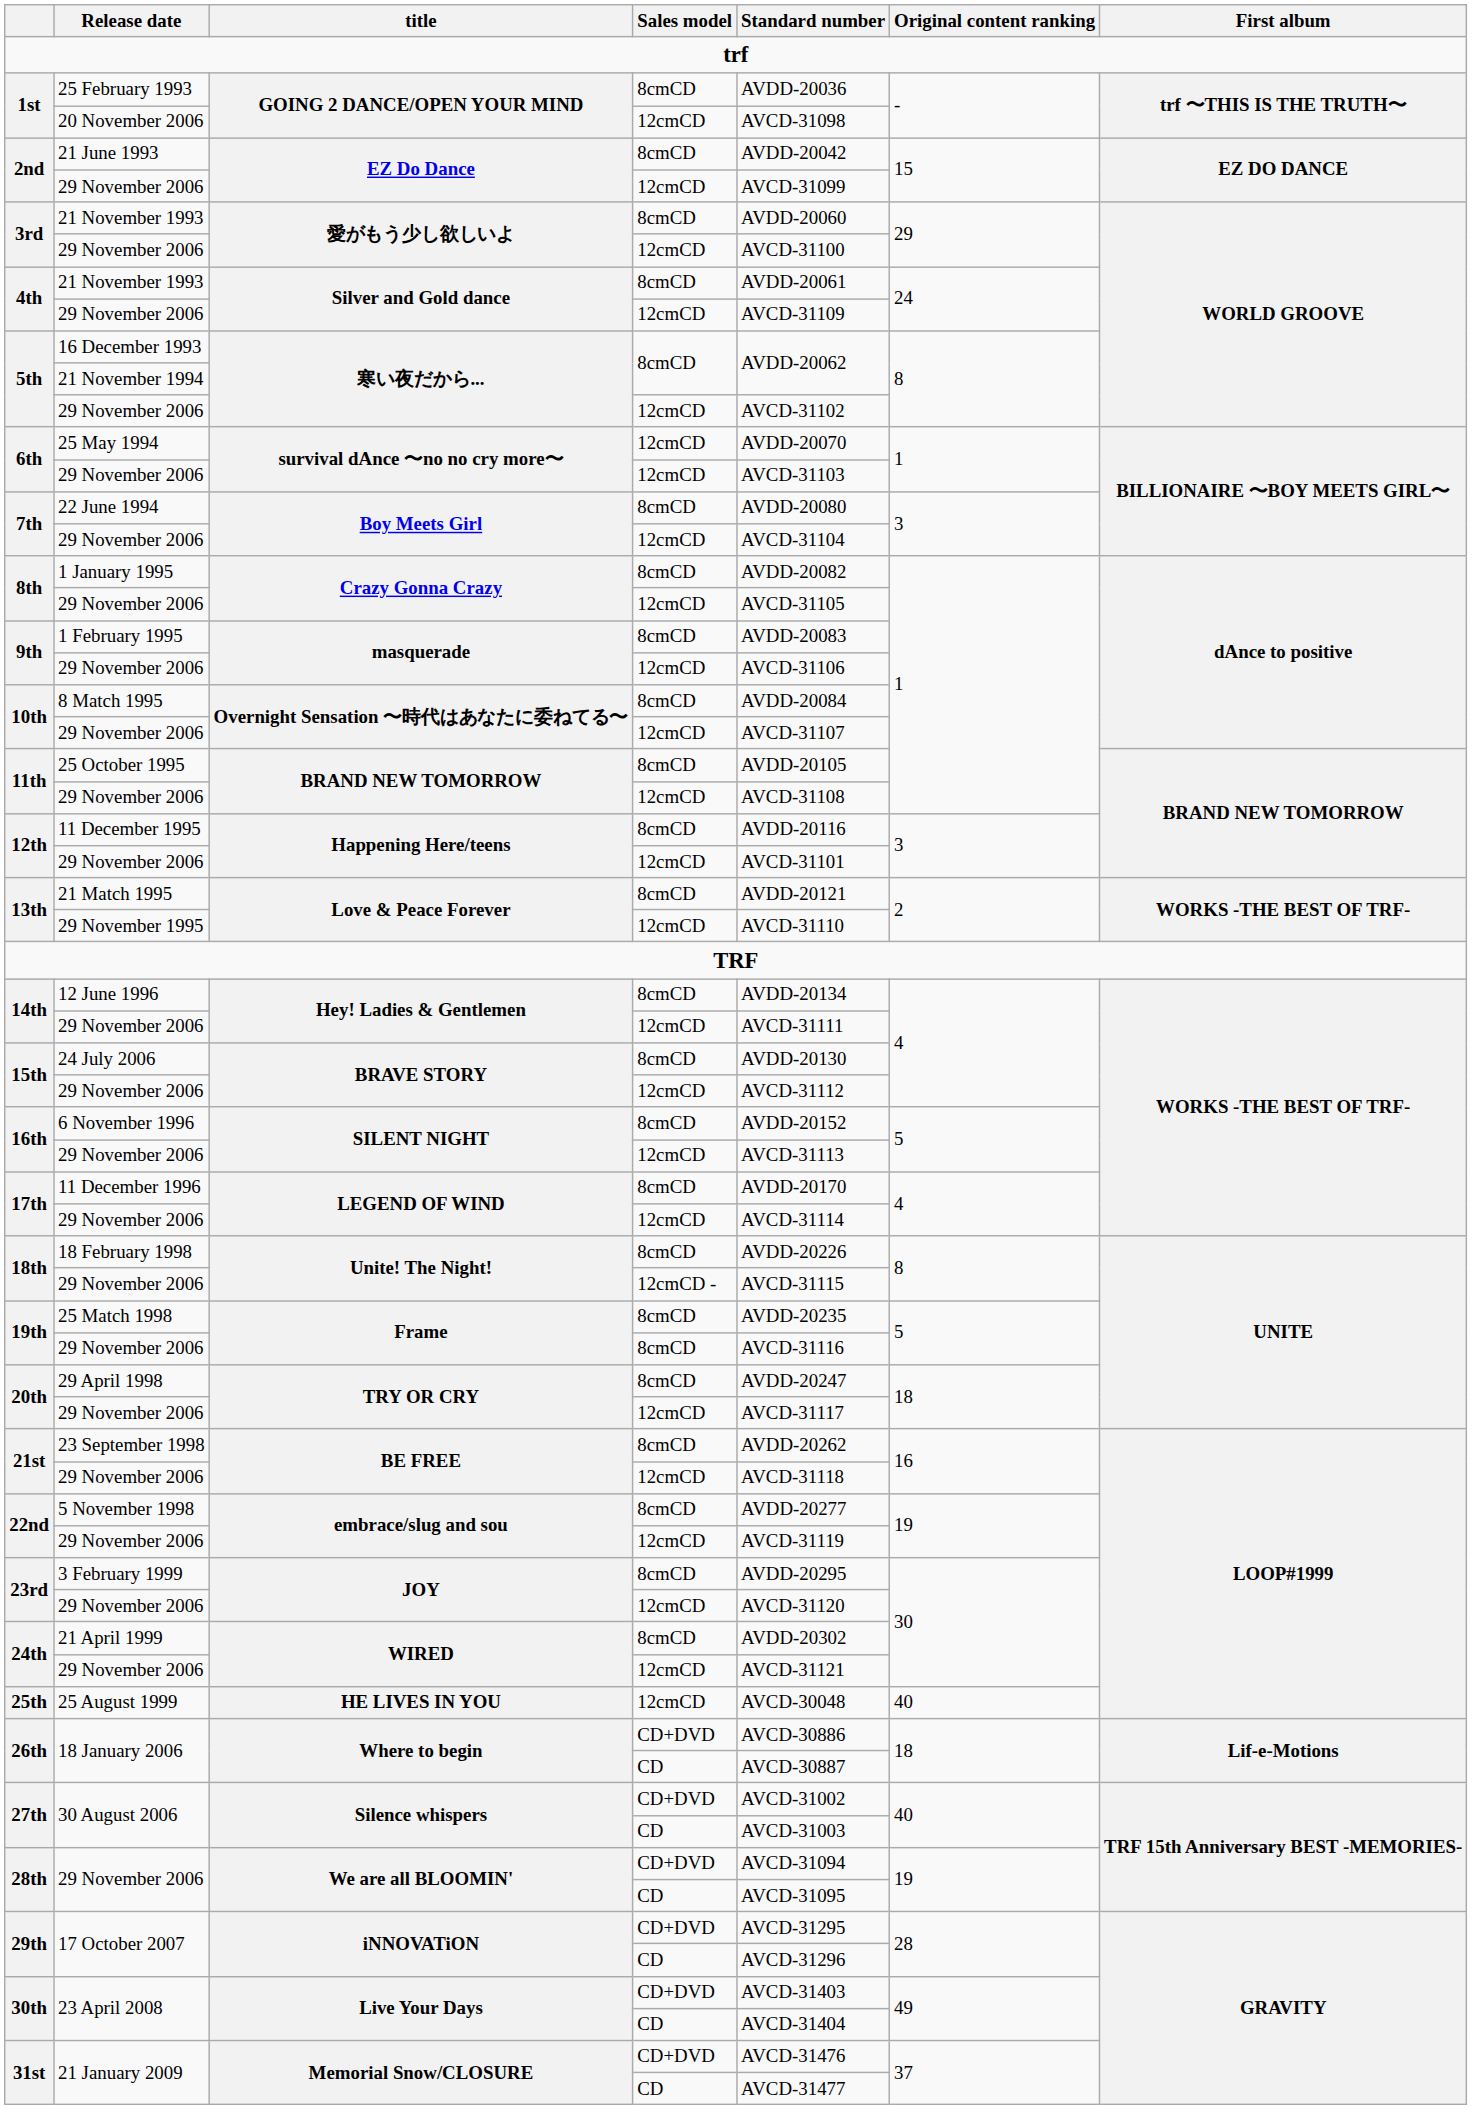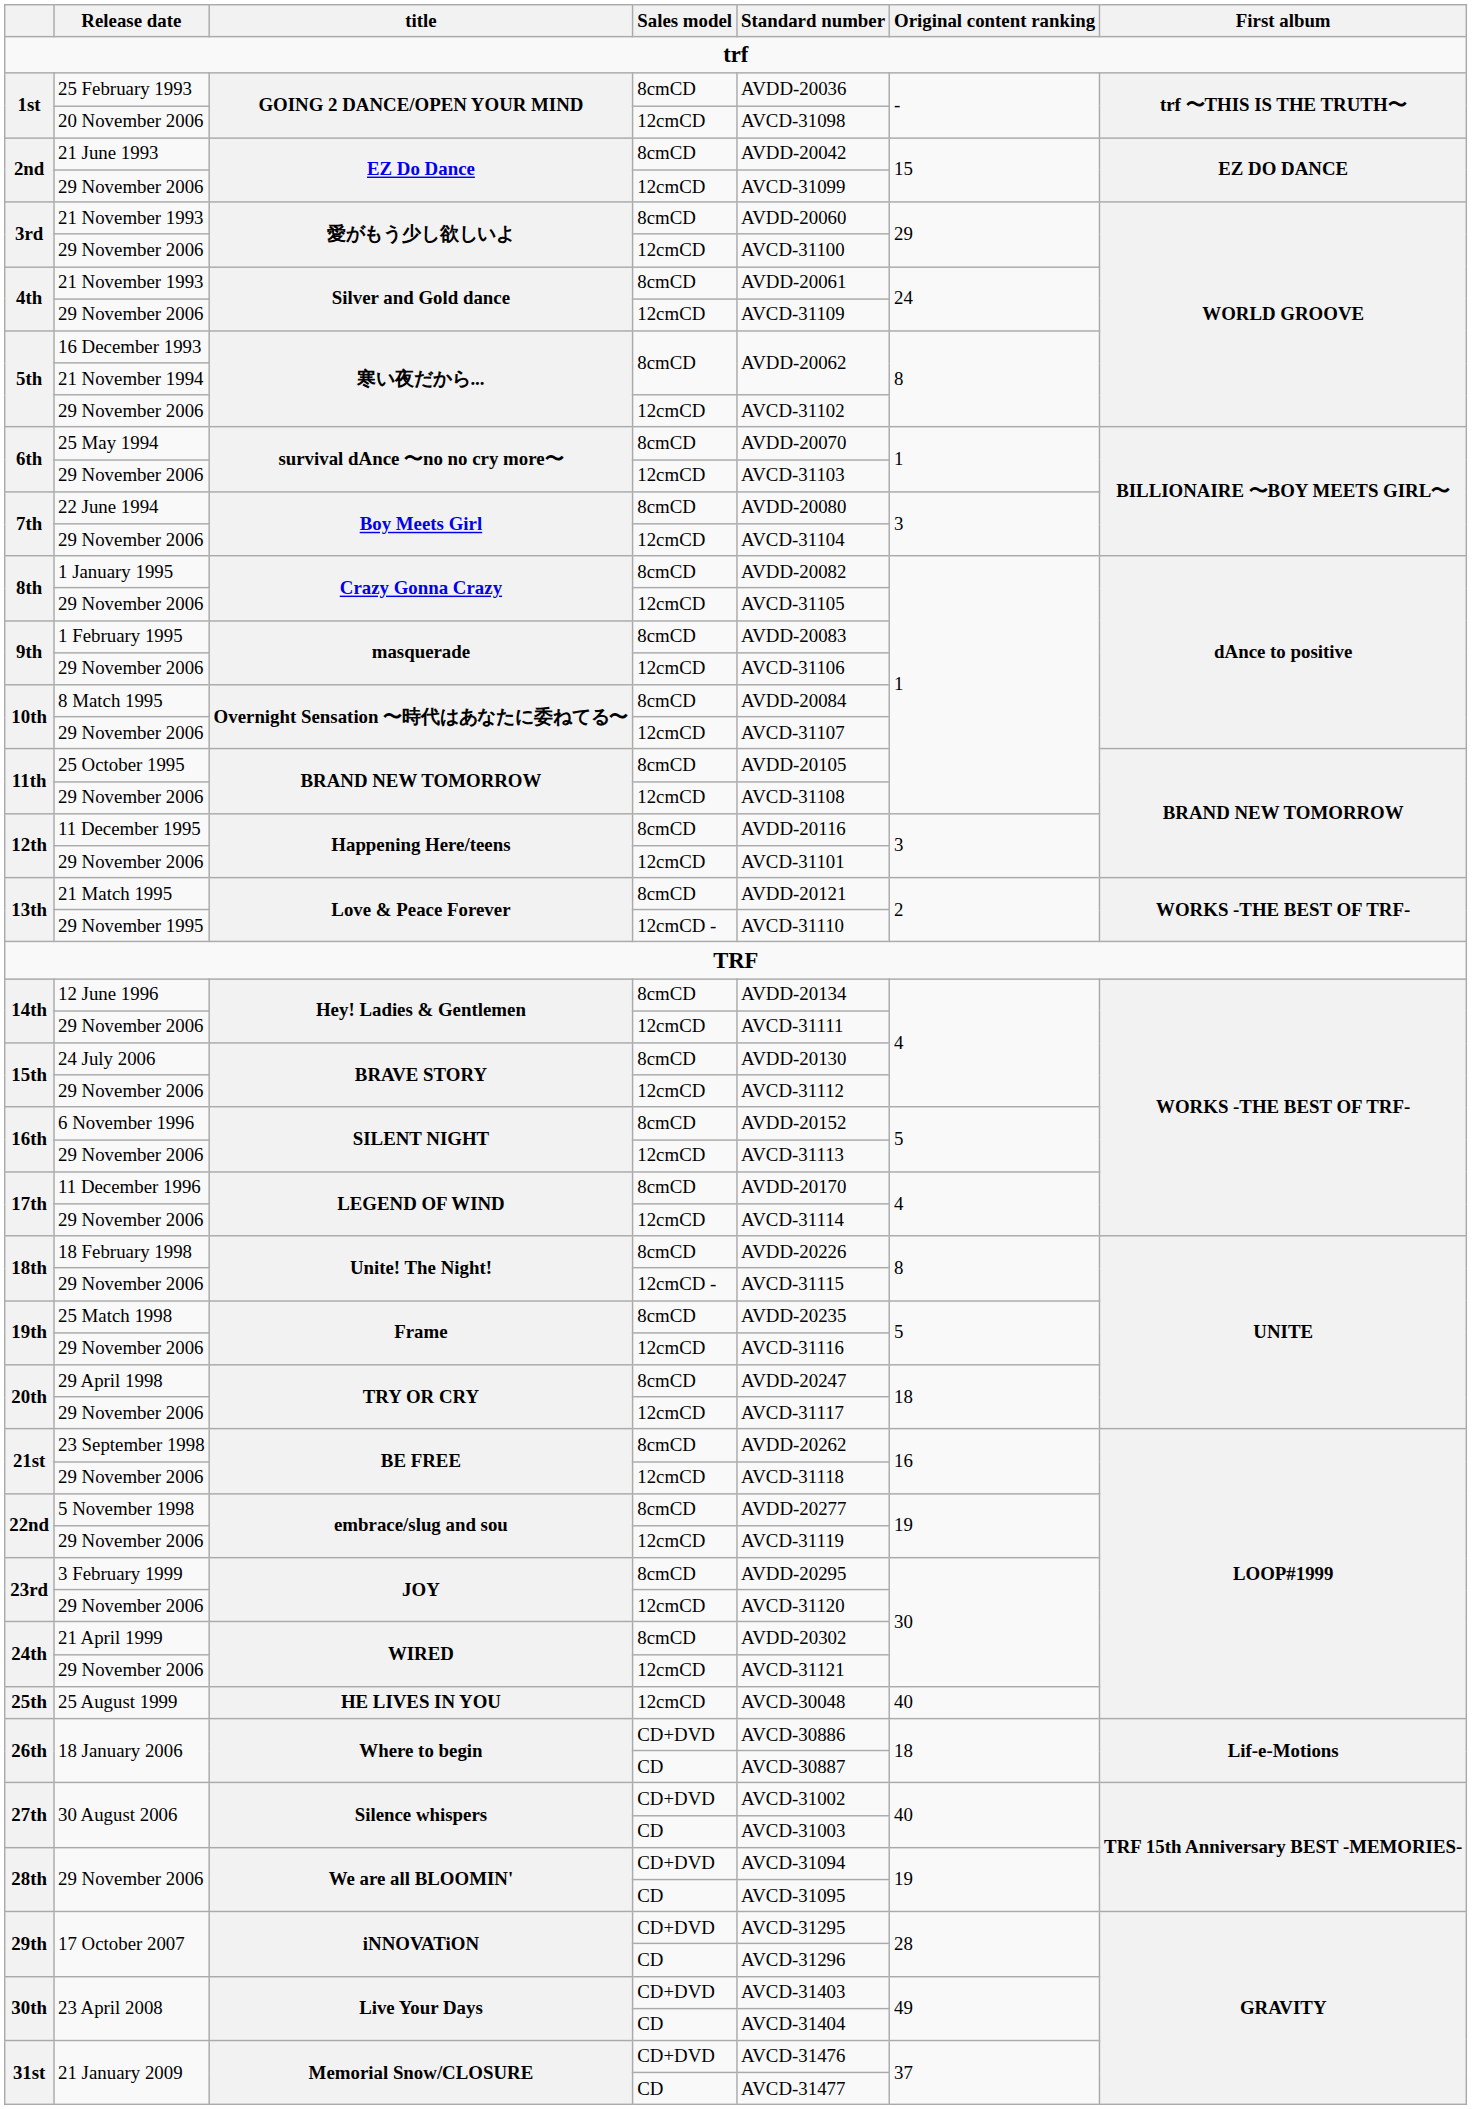(671, 443) 12cmCD -> (667, 443) 8cmCD
(671, 925) 12cmCD -> (677, 925) 12cmCD -
(667, 1348) 8cmCD -> (671, 1348) 12cmCD
